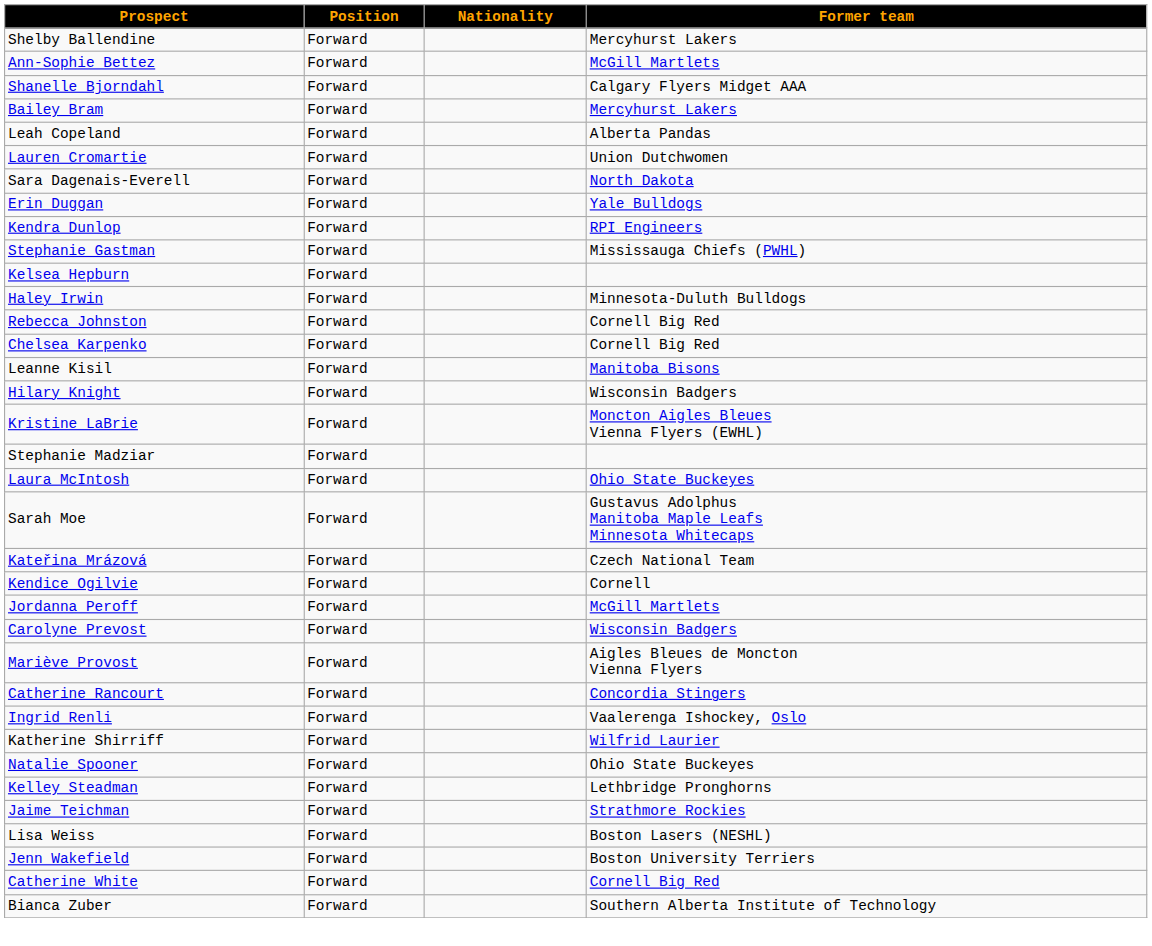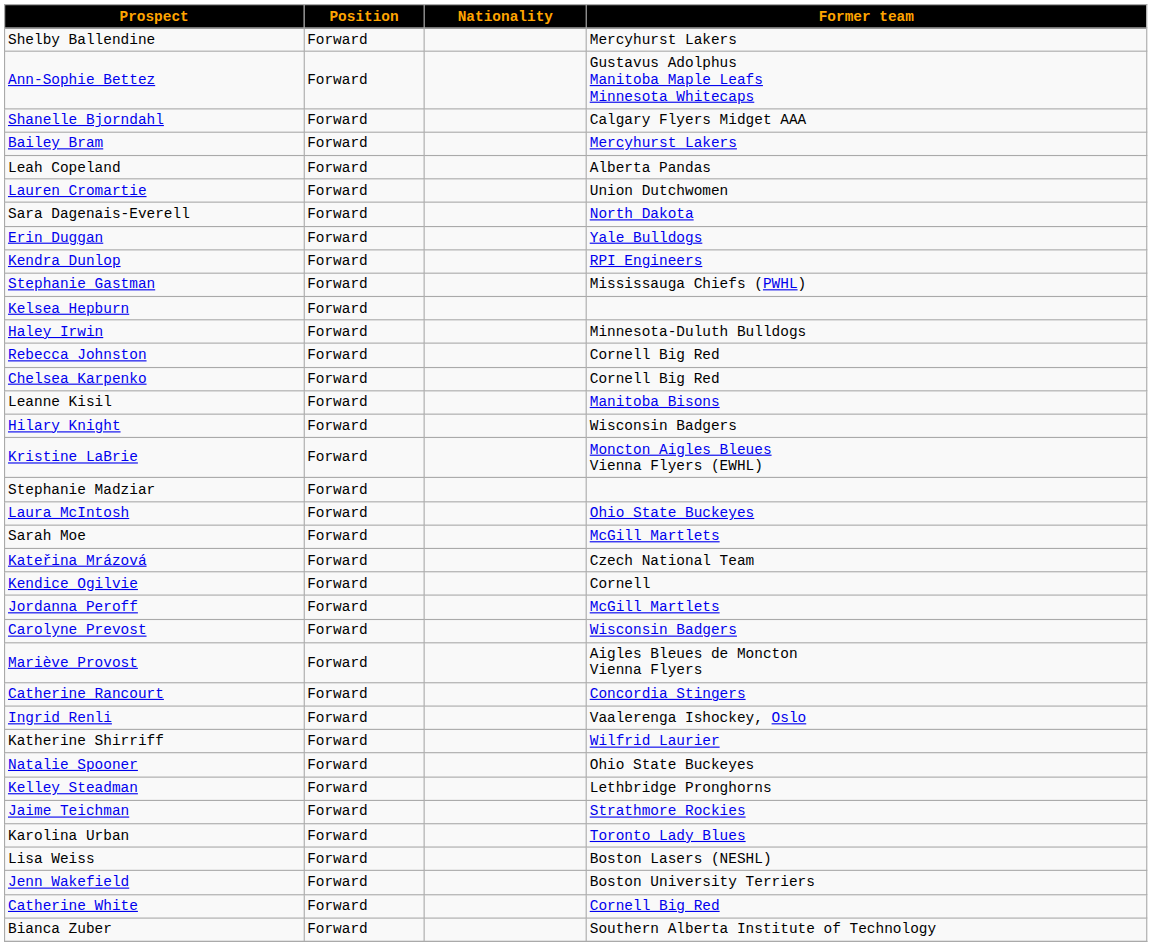(655, 63) McGill Martlets -> (676, 80) Gustavus Adolphus Manitoba Maple Leafs Minnesota Whitecaps
(676, 520) Gustavus Adolphus Manitoba Maple Leafs Minnesota Whitecaps -> (655, 537) McGill Martlets
+ row: (69, 835)
